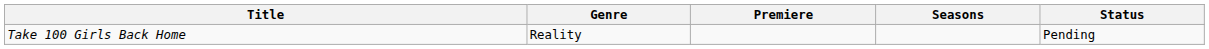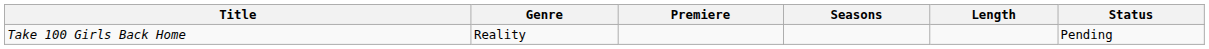+ column: (994, 15)
